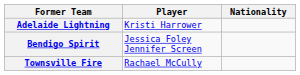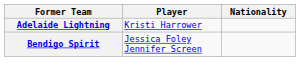- row: (63, 63)
